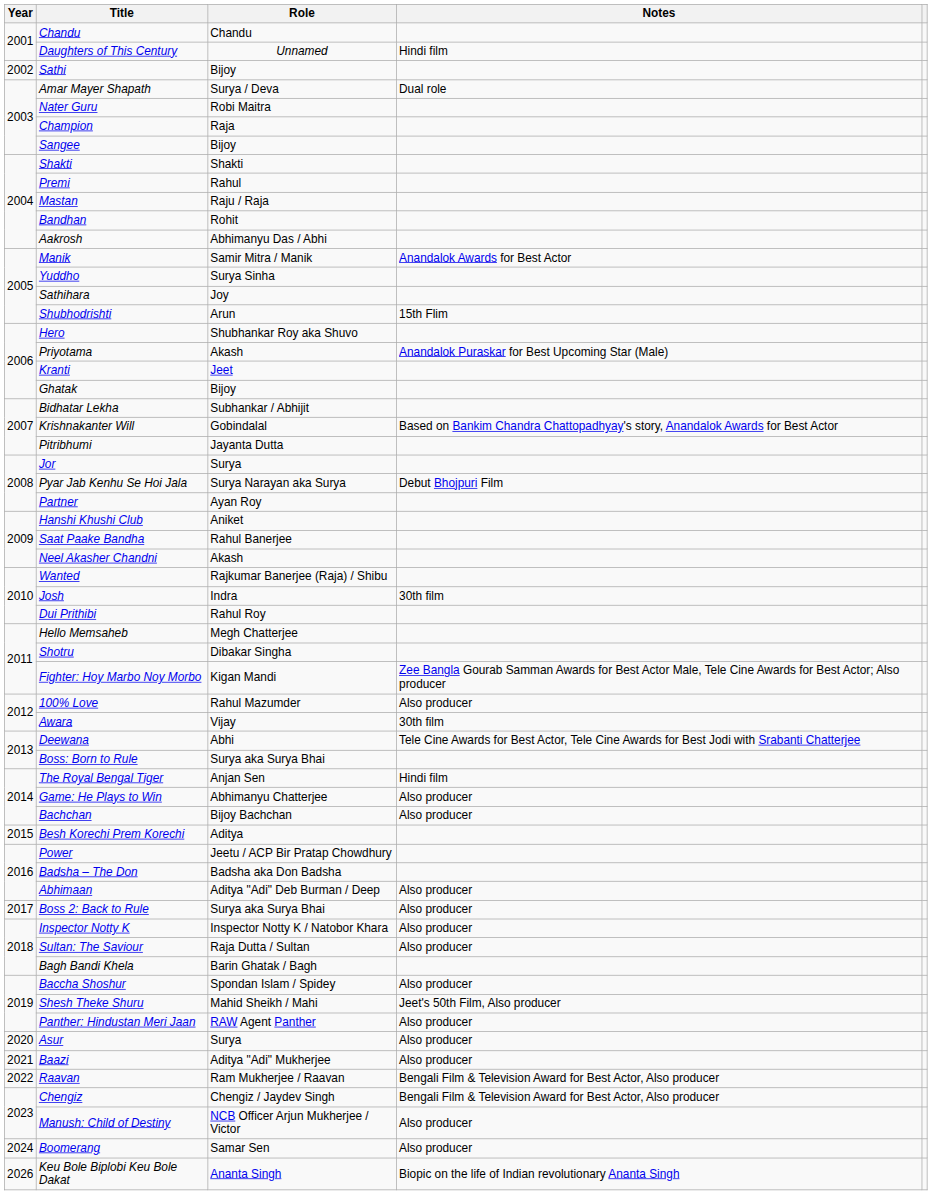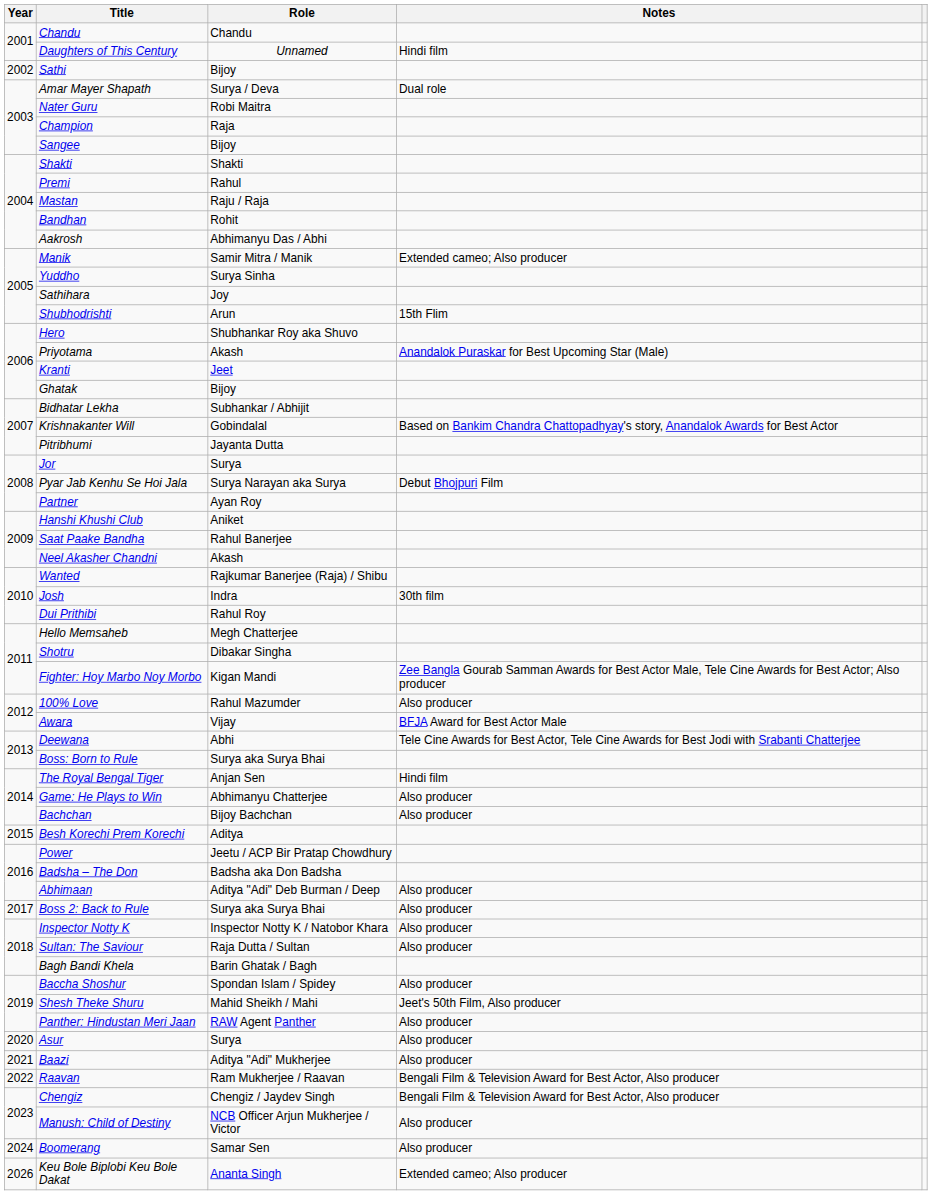(485, 257) Anandalok Awards for Best Actor -> (483, 257) Extended cameo; Also producer
(421, 721) 30th film -> (483, 721) BFJA Award for Best Actor Male
(539, 1173) Biopic on the life of Indian revolutionary Ananta Singh -> (483, 1173) Extended cameo; Also producer
